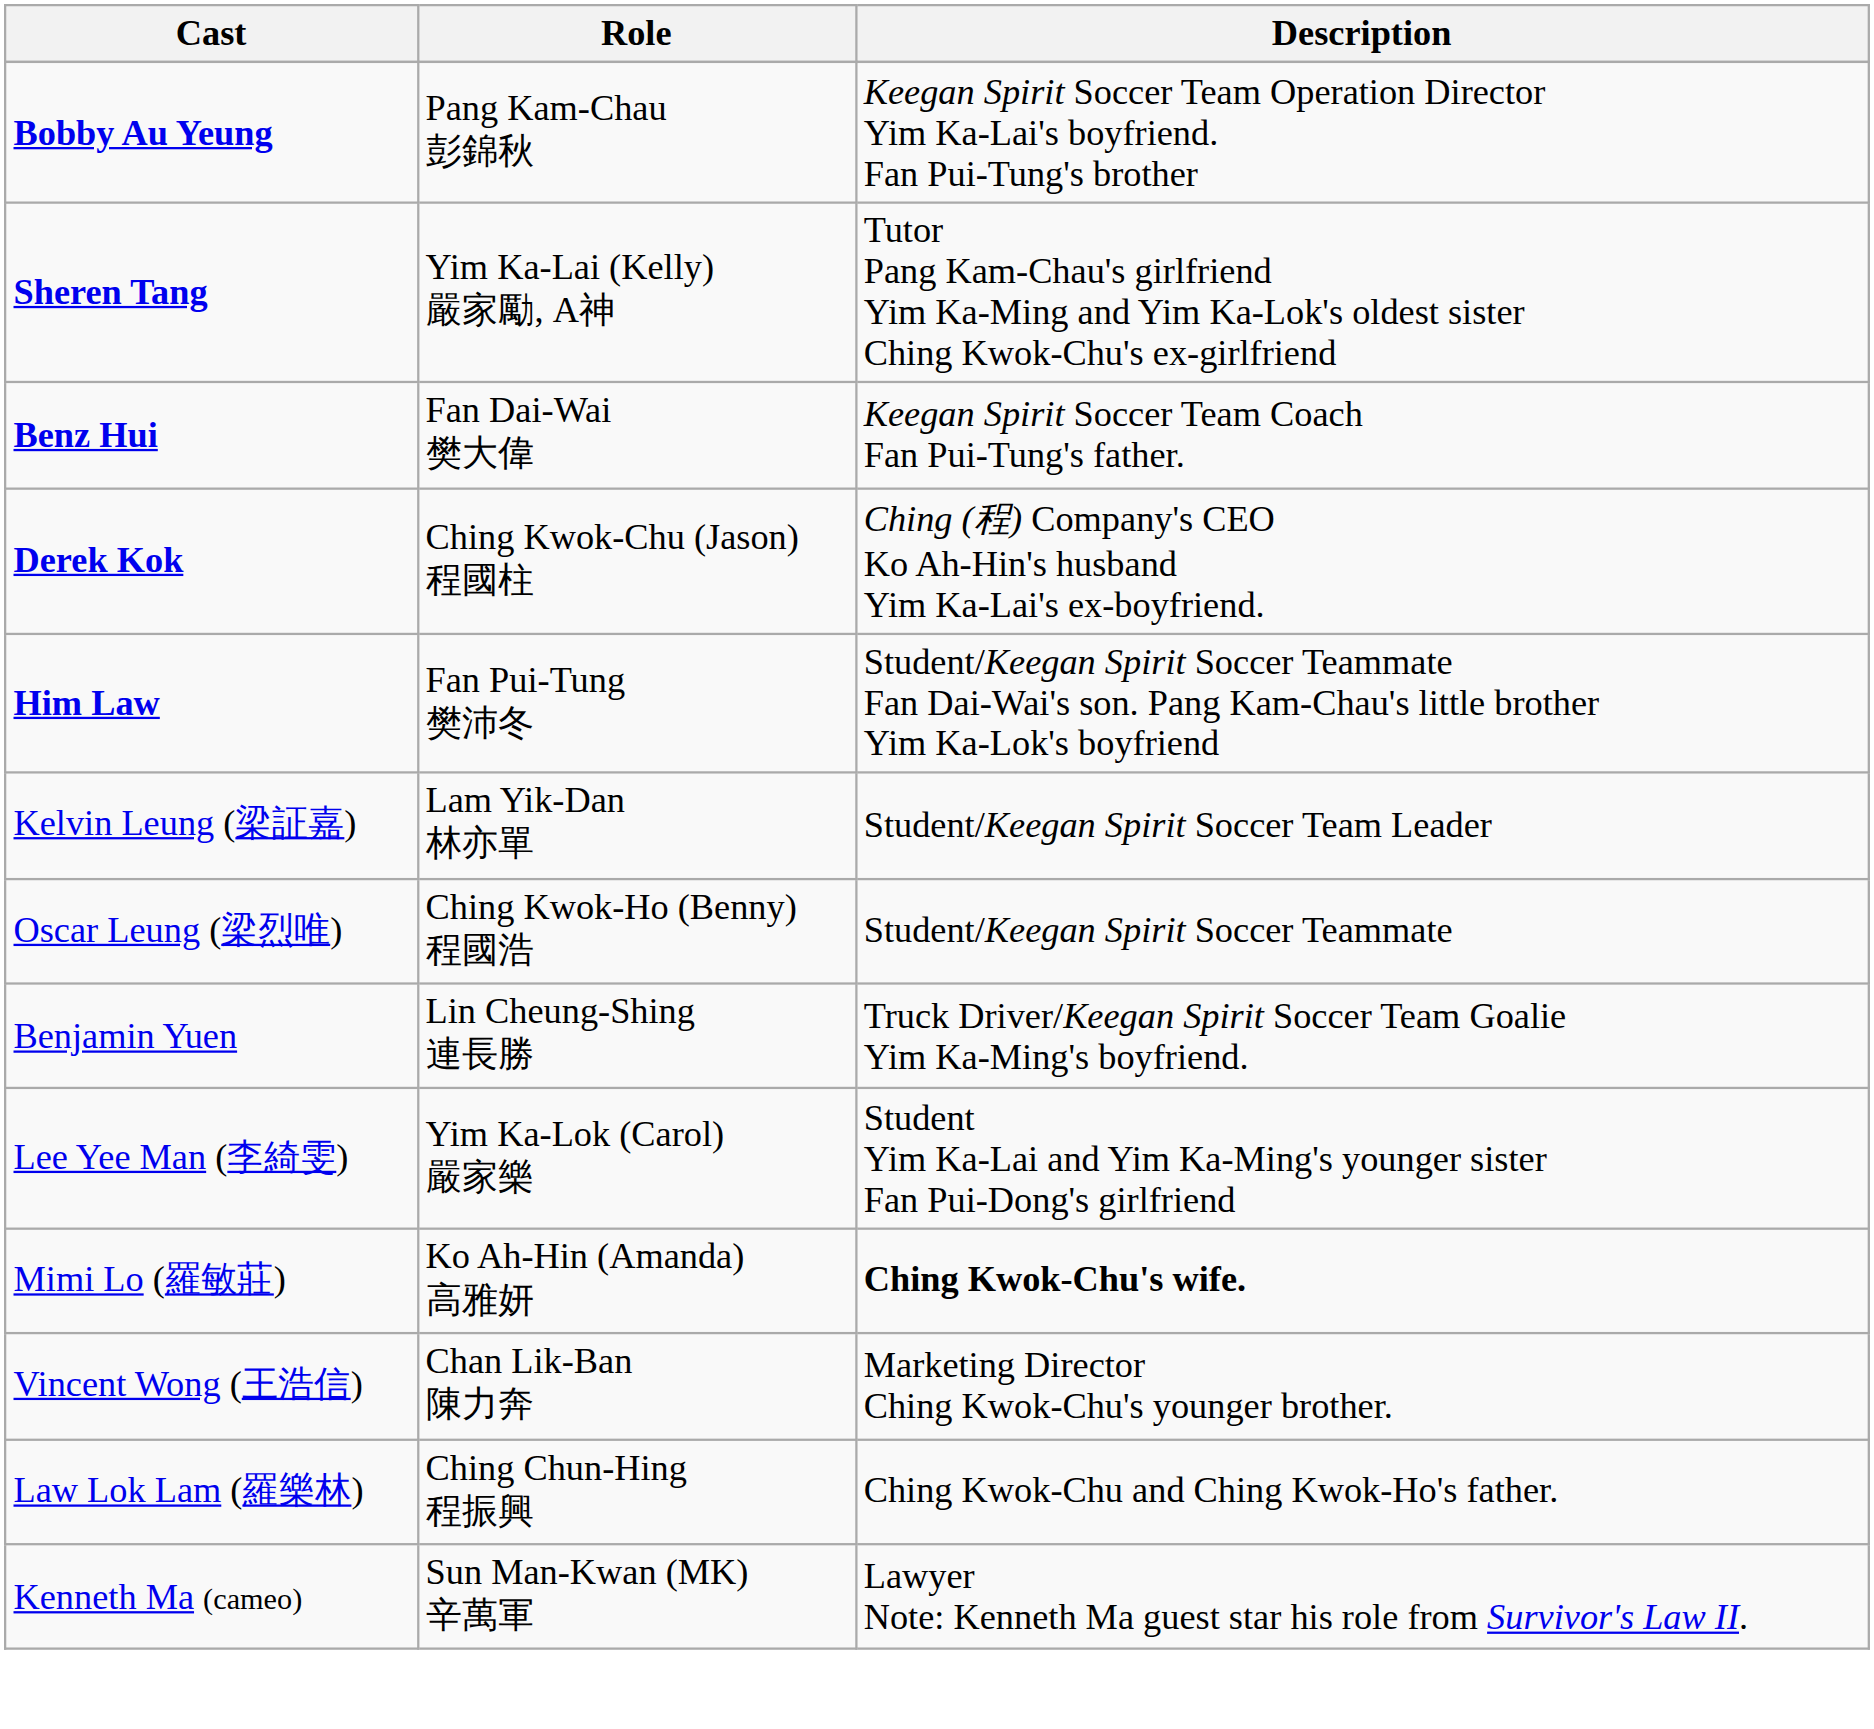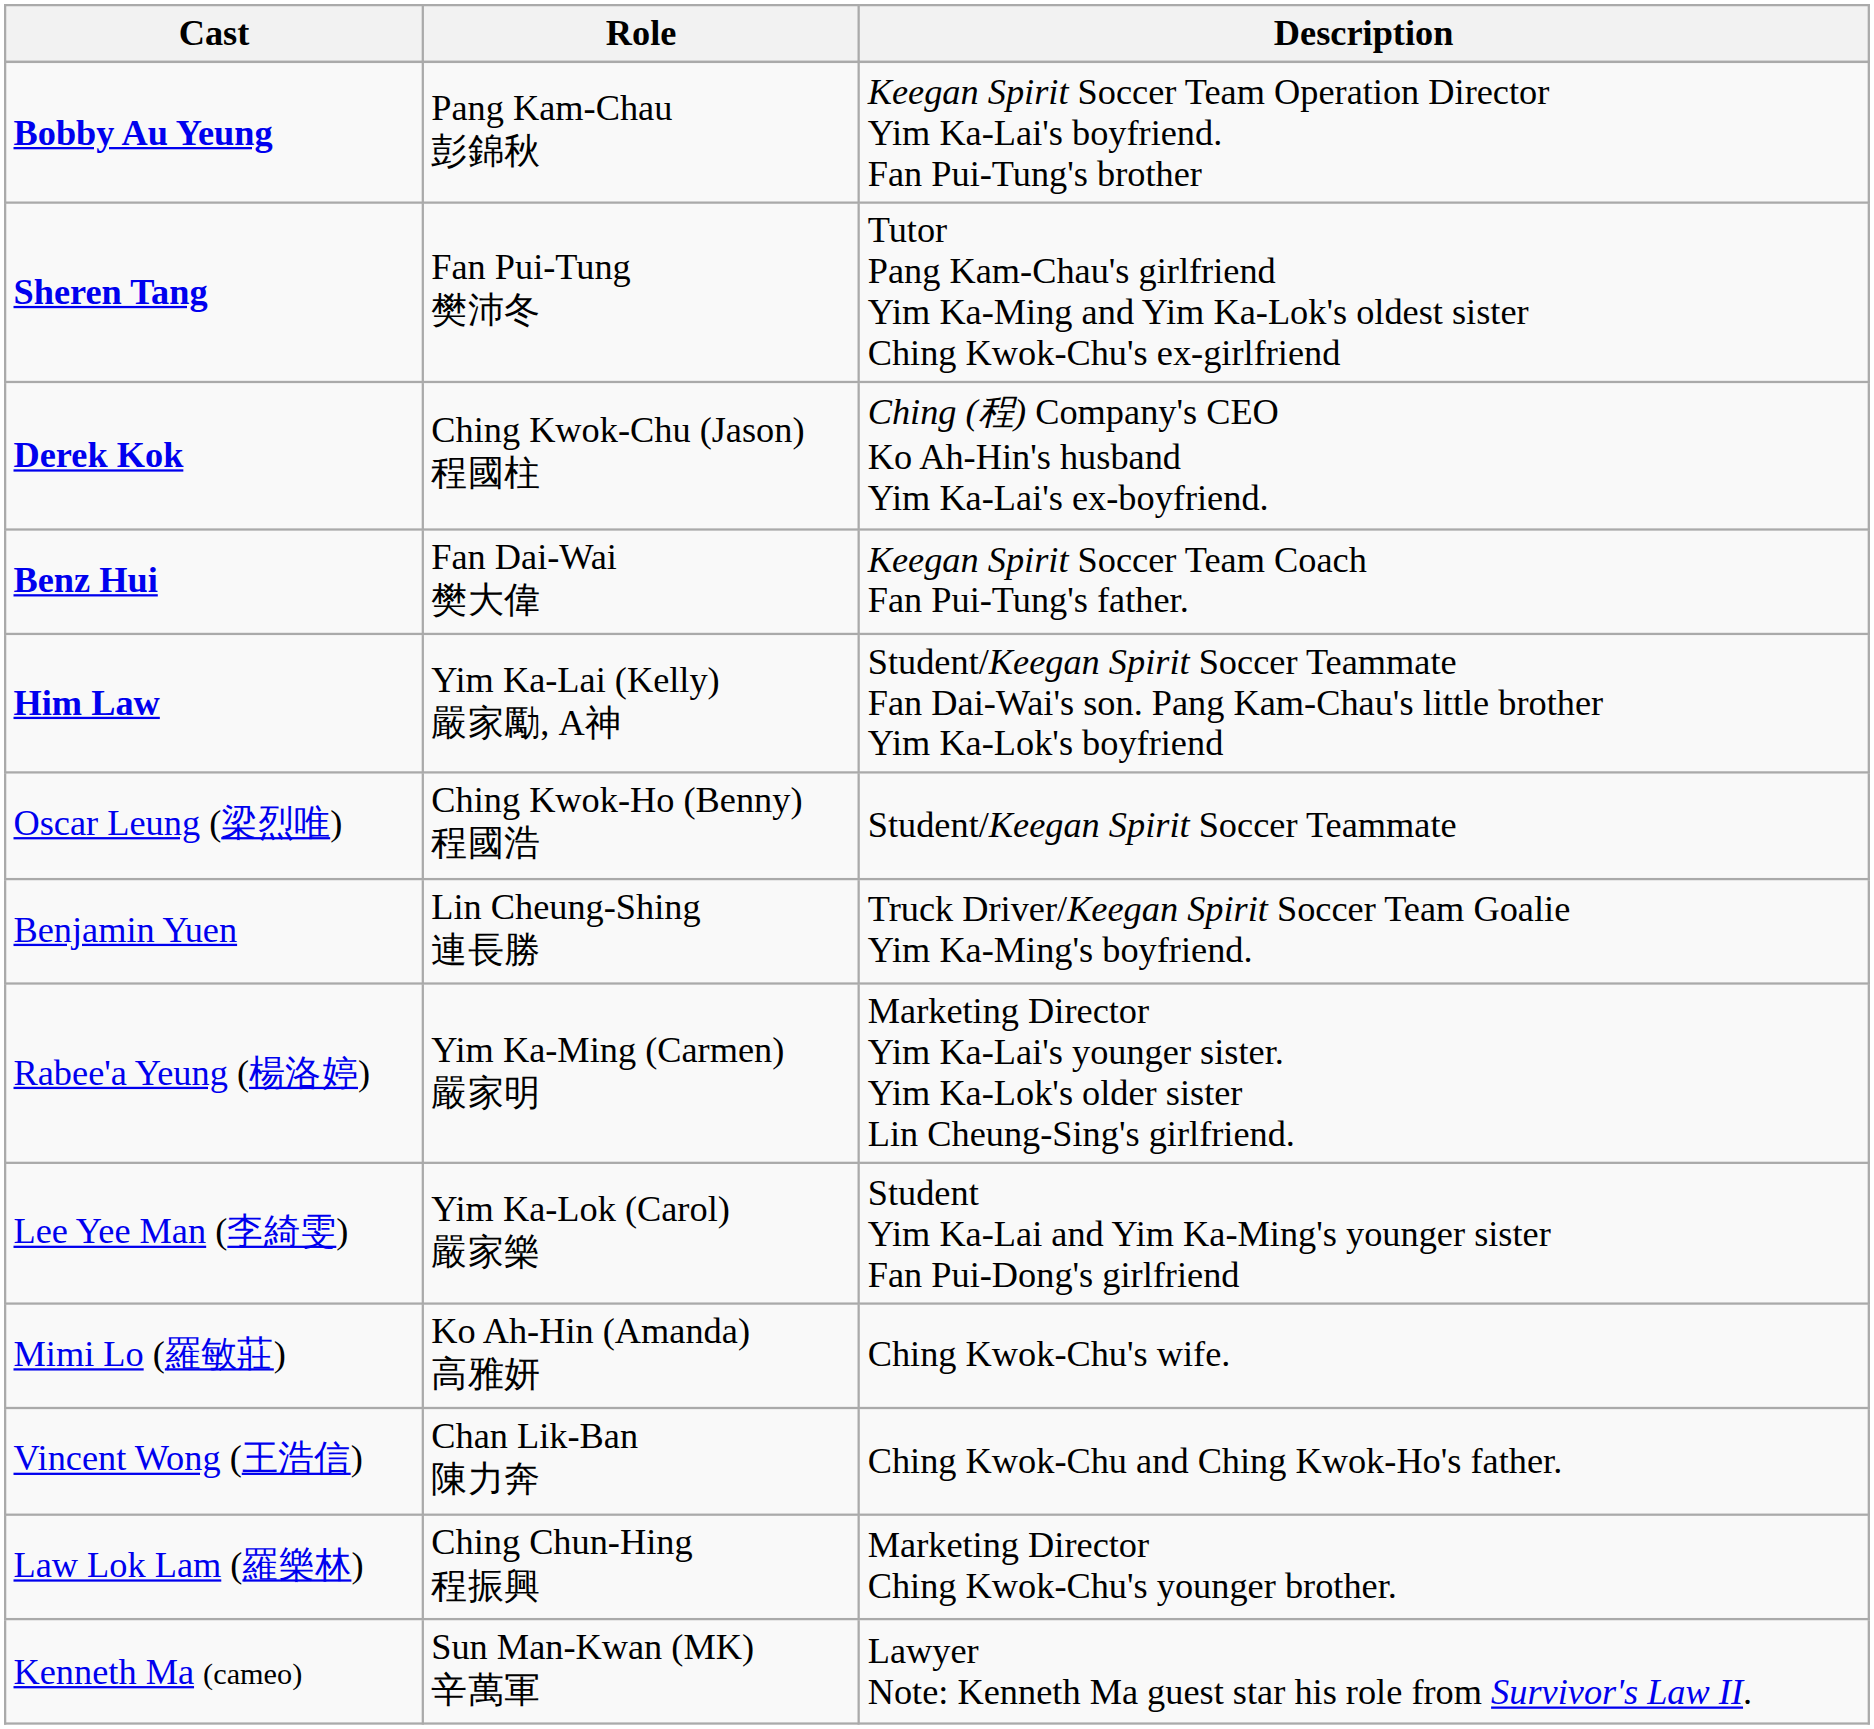(570, 289) Yim Ka-Lai (Kelly) 嚴家勵, A神 -> (531, 289) Fan Pui-Tung 樊沛冬
rows swapped: (86, 434) <-> (98, 559)
(525, 700) Fan Pui-Tung 樊沛冬 -> (575, 700) Yim Ka-Lai (Kelly) 嚴家勵, A神
- row: (185, 823)
+ row: (192, 1071)
(1055, 1280) bold -> (1049, 1355) normal
(1128, 1385) Marketing Director Ching Kwok-Chu's younger brother. -> (1215, 1460) Ching Kwok-Chu and Ching Kwok-Ho's father.
(1211, 1490) Ching Kwok-Chu and Ching Kwok-Ho's father. -> (1132, 1565) Marketing Director Ching Kwok-Chu's younger brother.
